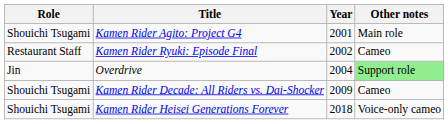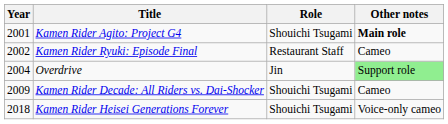columns swapped: (341, 14) <-> (49, 14)
(380, 33) normal -> (382, 33) bold
